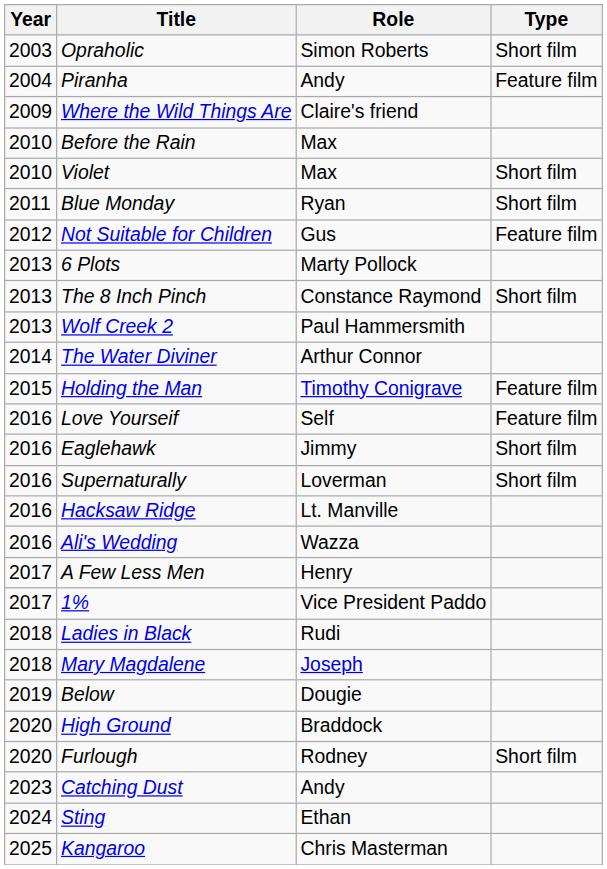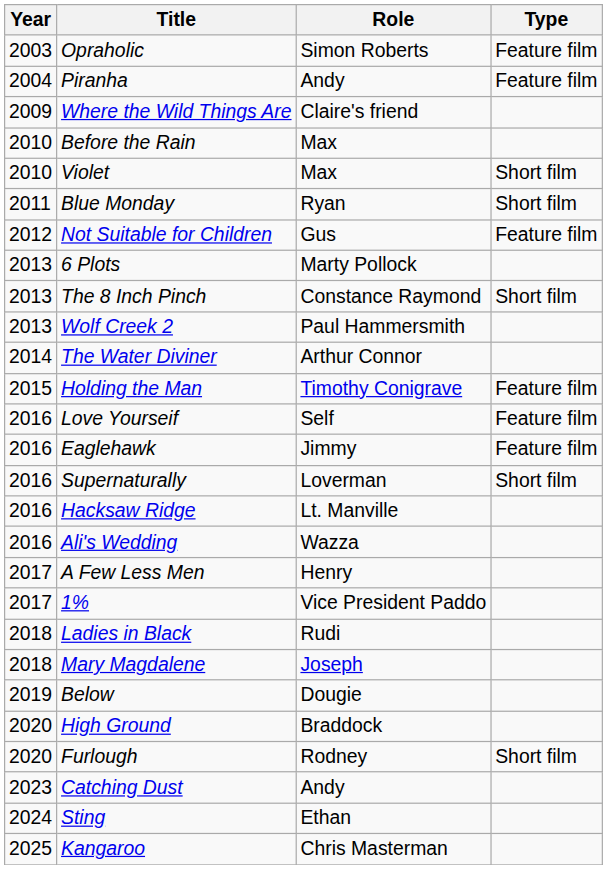(536, 50) Short film -> (546, 50) Feature film
(536, 449) Short film -> (546, 449) Feature film
